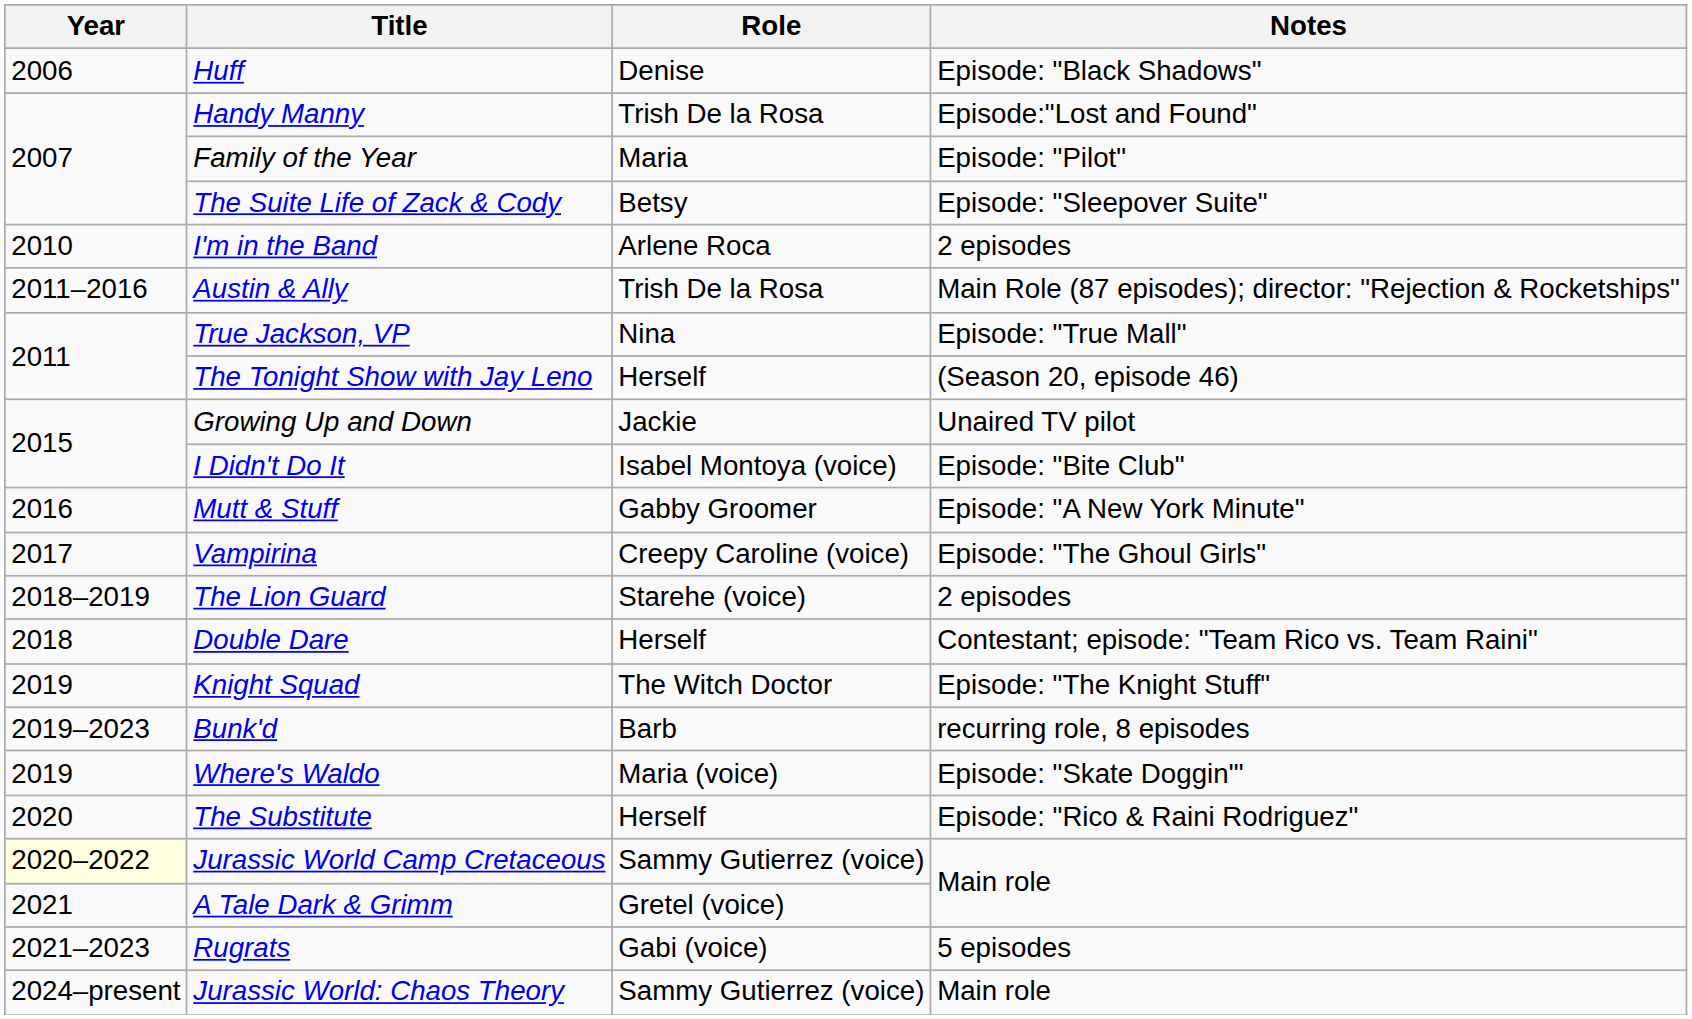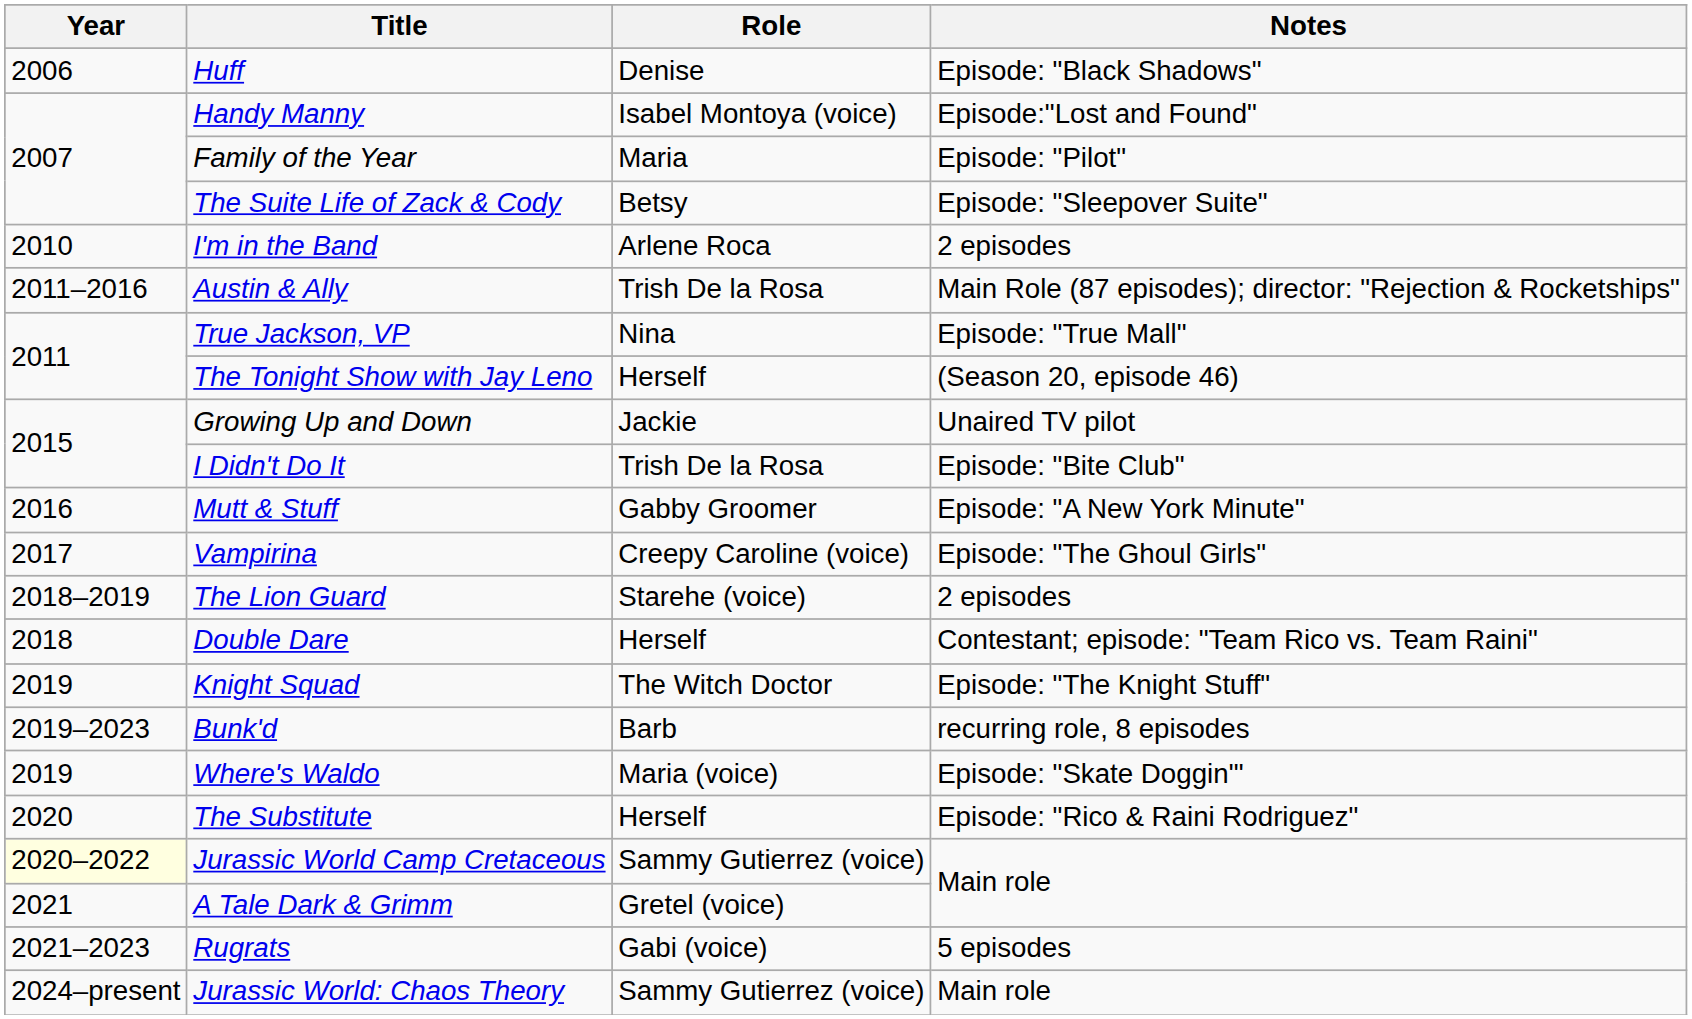(721, 114) Trish De la Rosa -> (758, 114) Isabel Montoya (voice)
(758, 465) Isabel Montoya (voice) -> (721, 465) Trish De la Rosa
